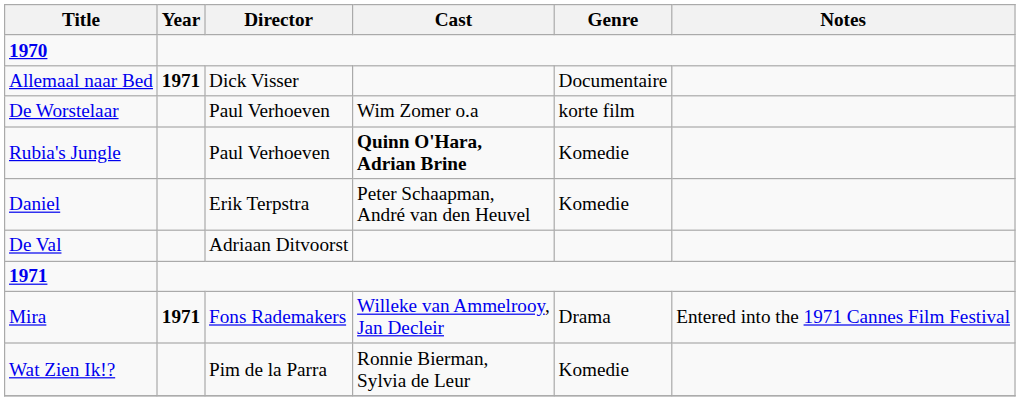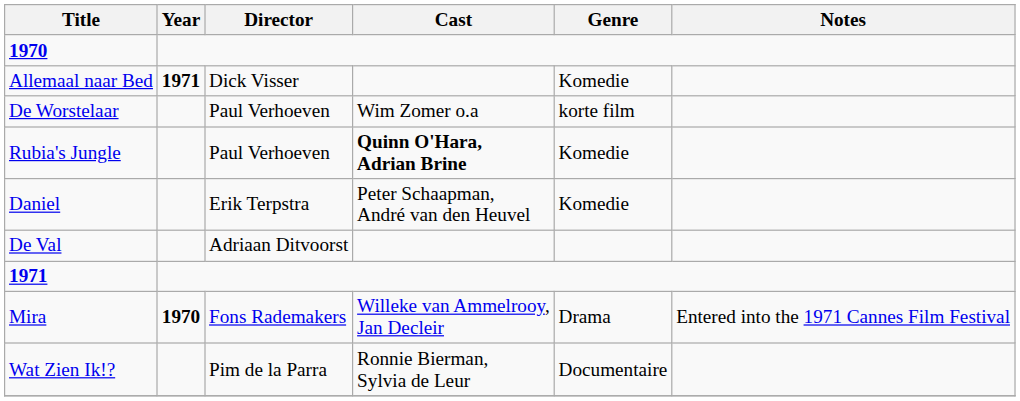(613, 80) Documentaire -> (594, 80) Komedie
(181, 317) 1971 -> (181, 317) 1970
(594, 369) Komedie -> (613, 369) Documentaire
